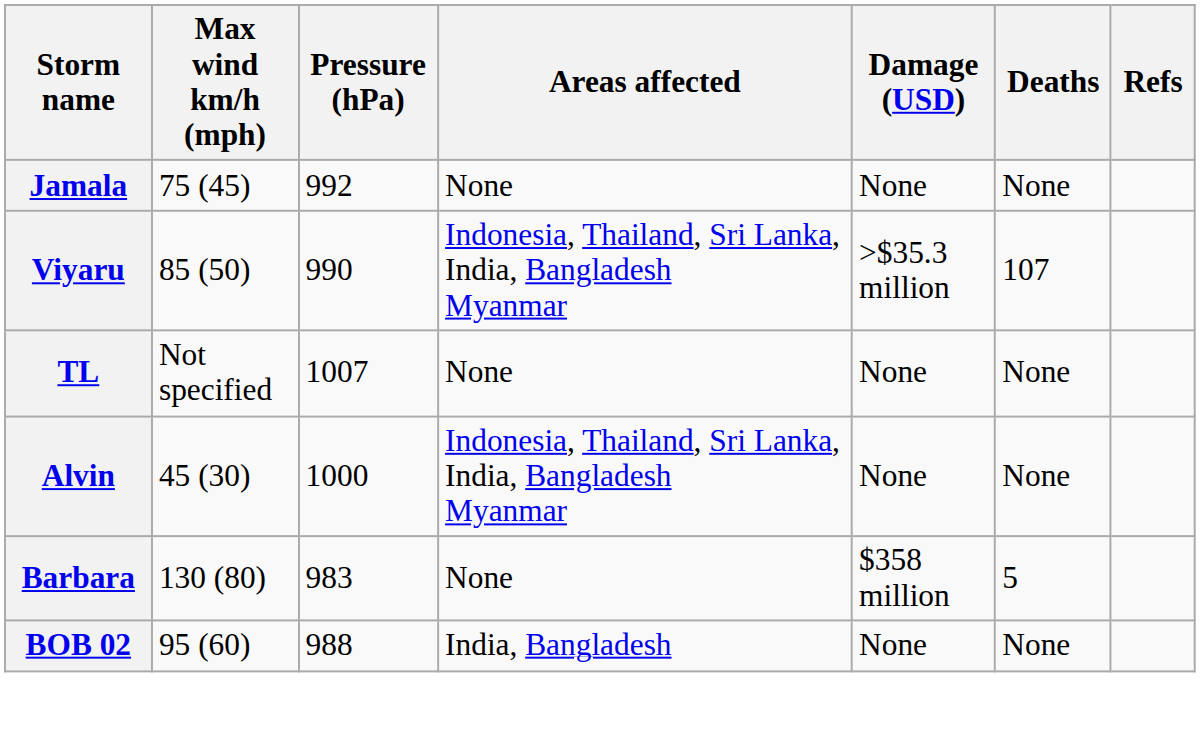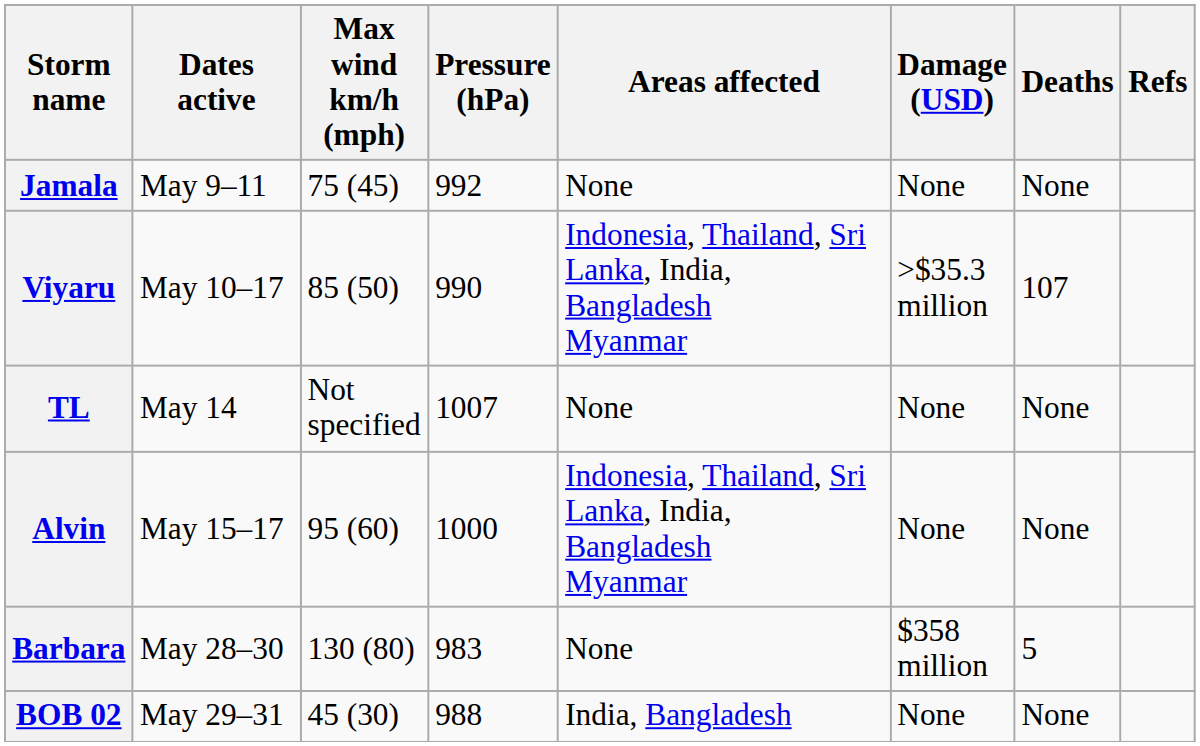+ column: (216, 82)
(205, 475) 45 (30) -> (353, 528) 95 (60)
(205, 645) 95 (60) -> (353, 715) 45 (30)
